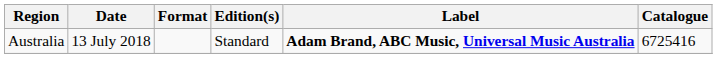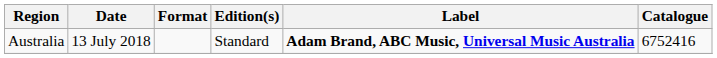(669, 41) 6725416 -> (669, 41) 6752416
